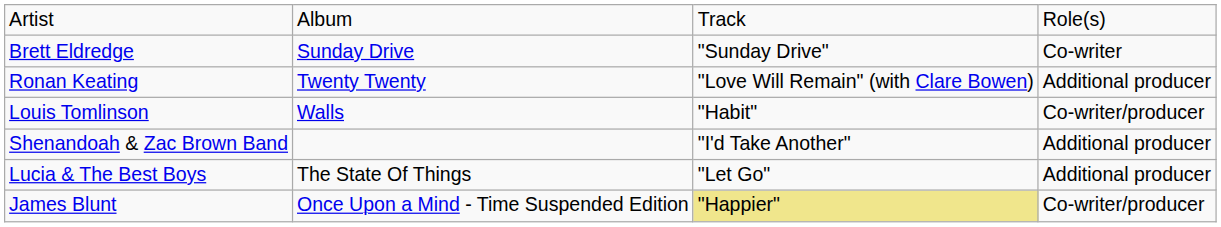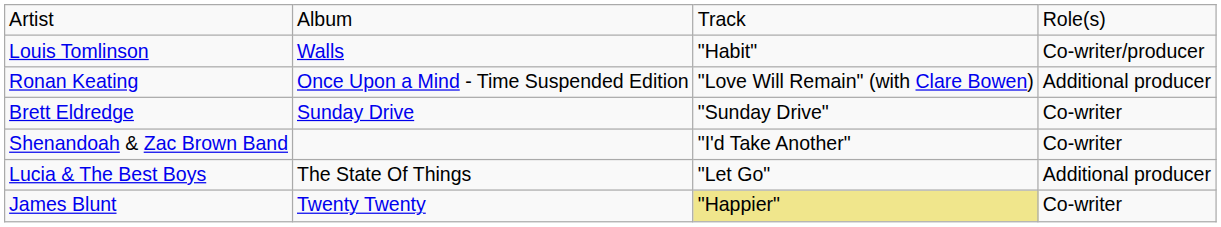rows swapped: (79, 112) <-> (72, 50)
(361, 81) Twenty Twenty -> (493, 81) Once Upon a Mind - Time Suspended Edition
(1127, 143) Additional producer -> (1082, 143) Co-writer
(493, 205) Once Upon a Mind - Time Suspended Edition -> (361, 205) Twenty Twenty
(1124, 205) Co-writer/producer -> (1082, 205) Co-writer
